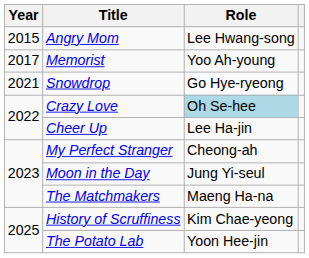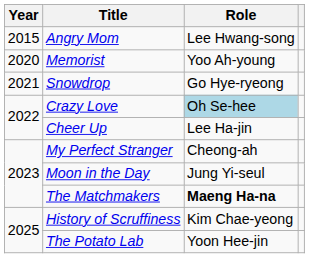(24, 60) 2017 -> (24, 60) 2020
(230, 196) normal -> (231, 196) bold
